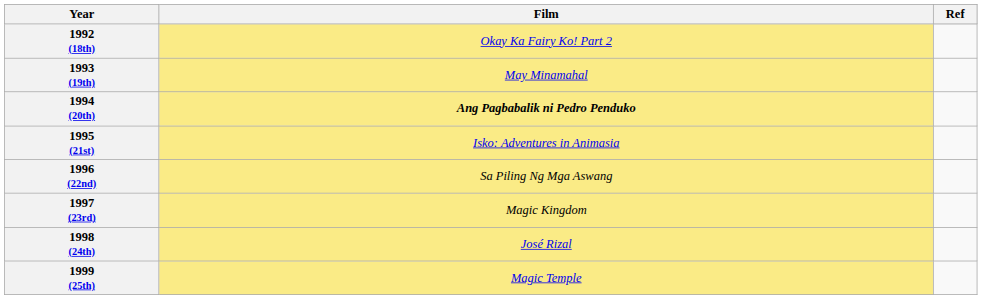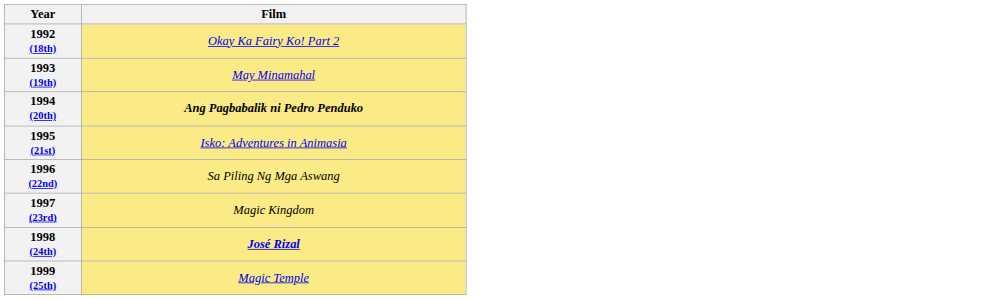- column: (955, 14)
(546, 244) normal -> (274, 244) bold
